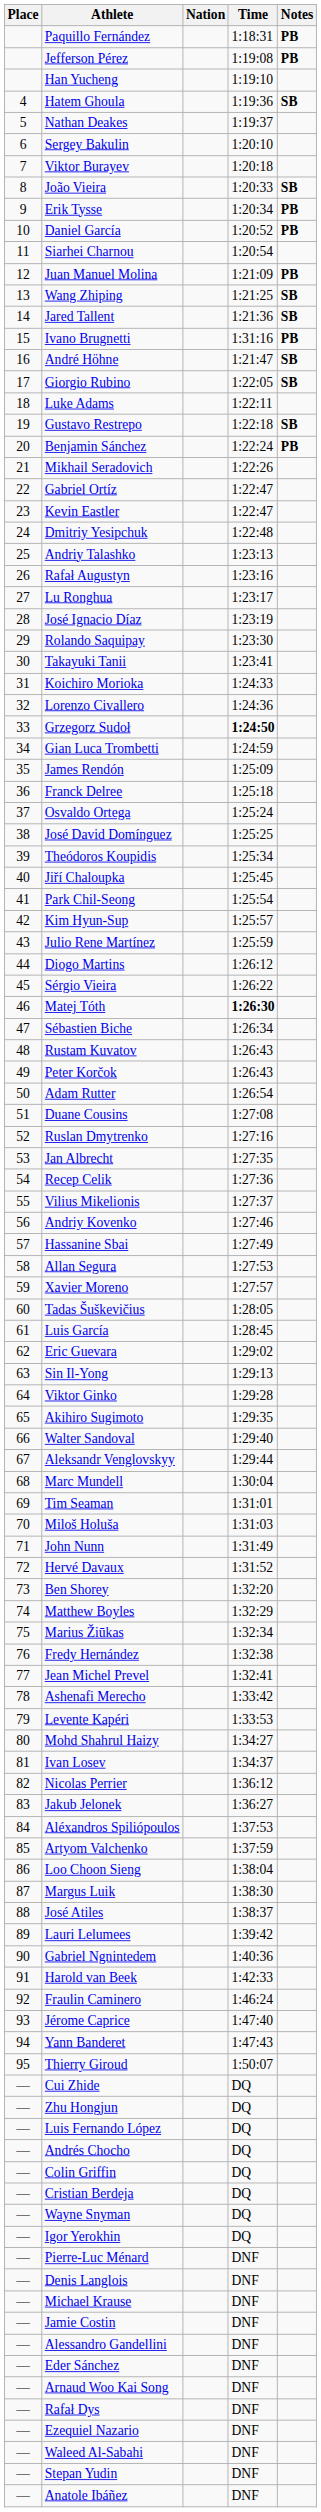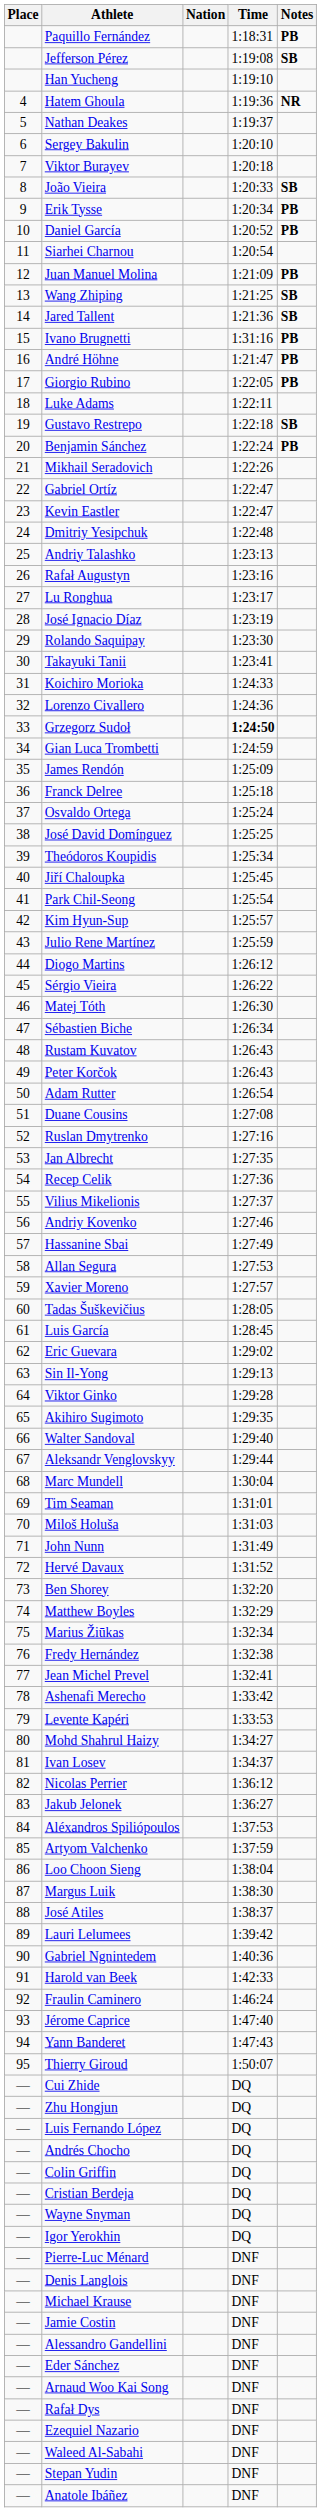(290, 58) PB -> (289, 58) SB
(289, 101) SB -> (291, 101) NR
(289, 360) SB -> (290, 360) PB
(289, 381) SB -> (290, 381) PB
(253, 1007) bold -> (252, 1007) normal
